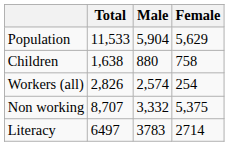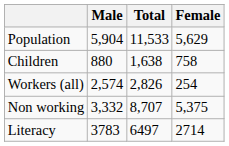columns swapped: (110, 15) <-> (153, 15)
